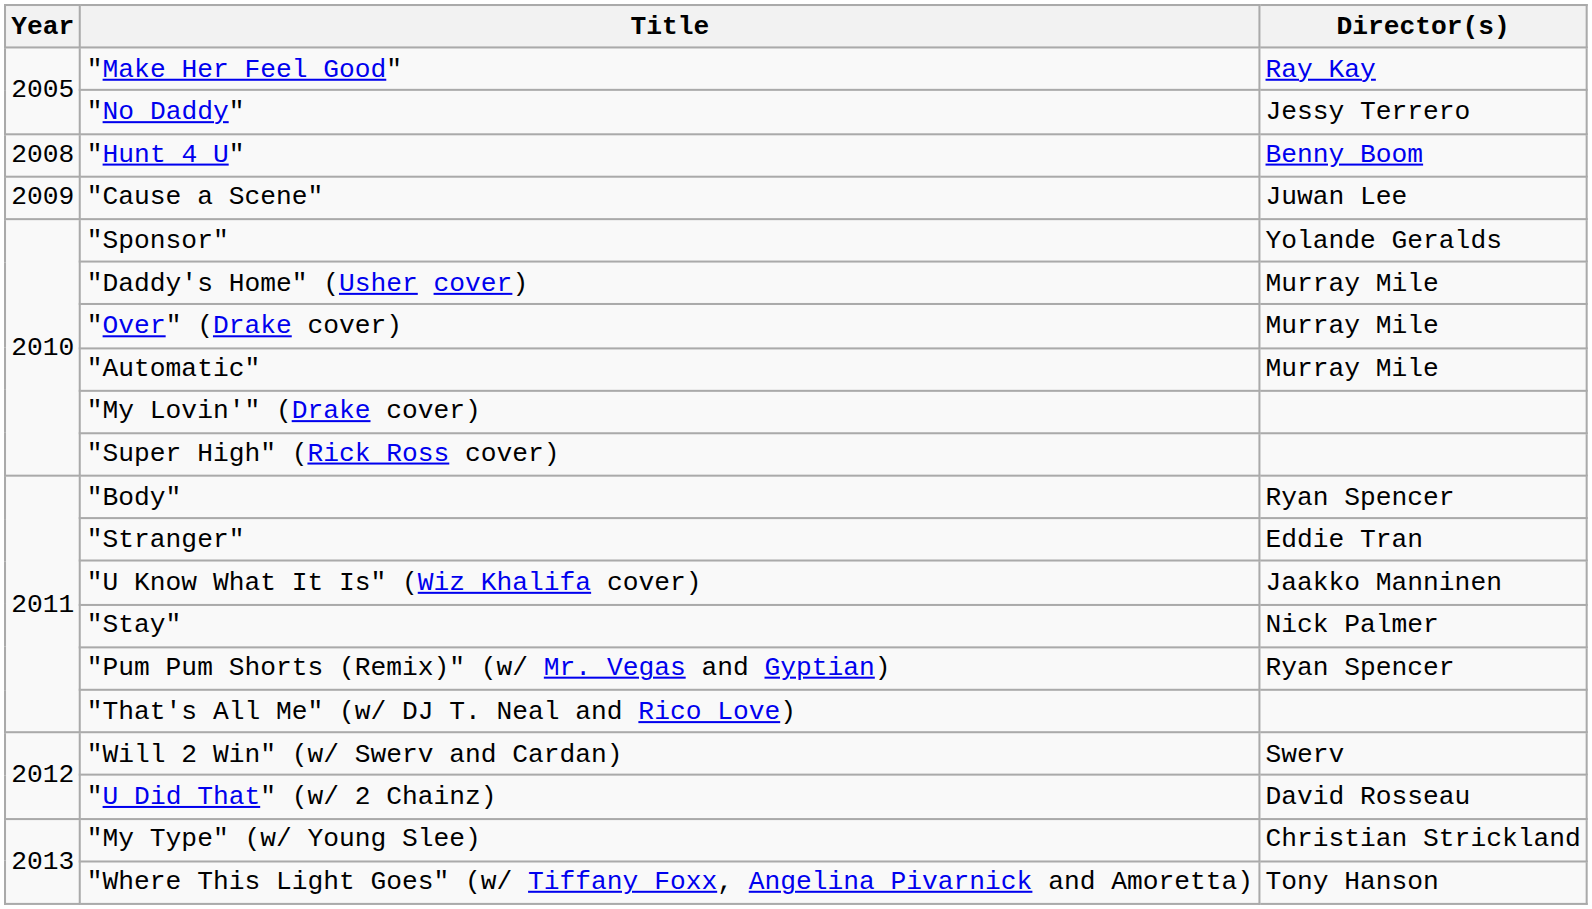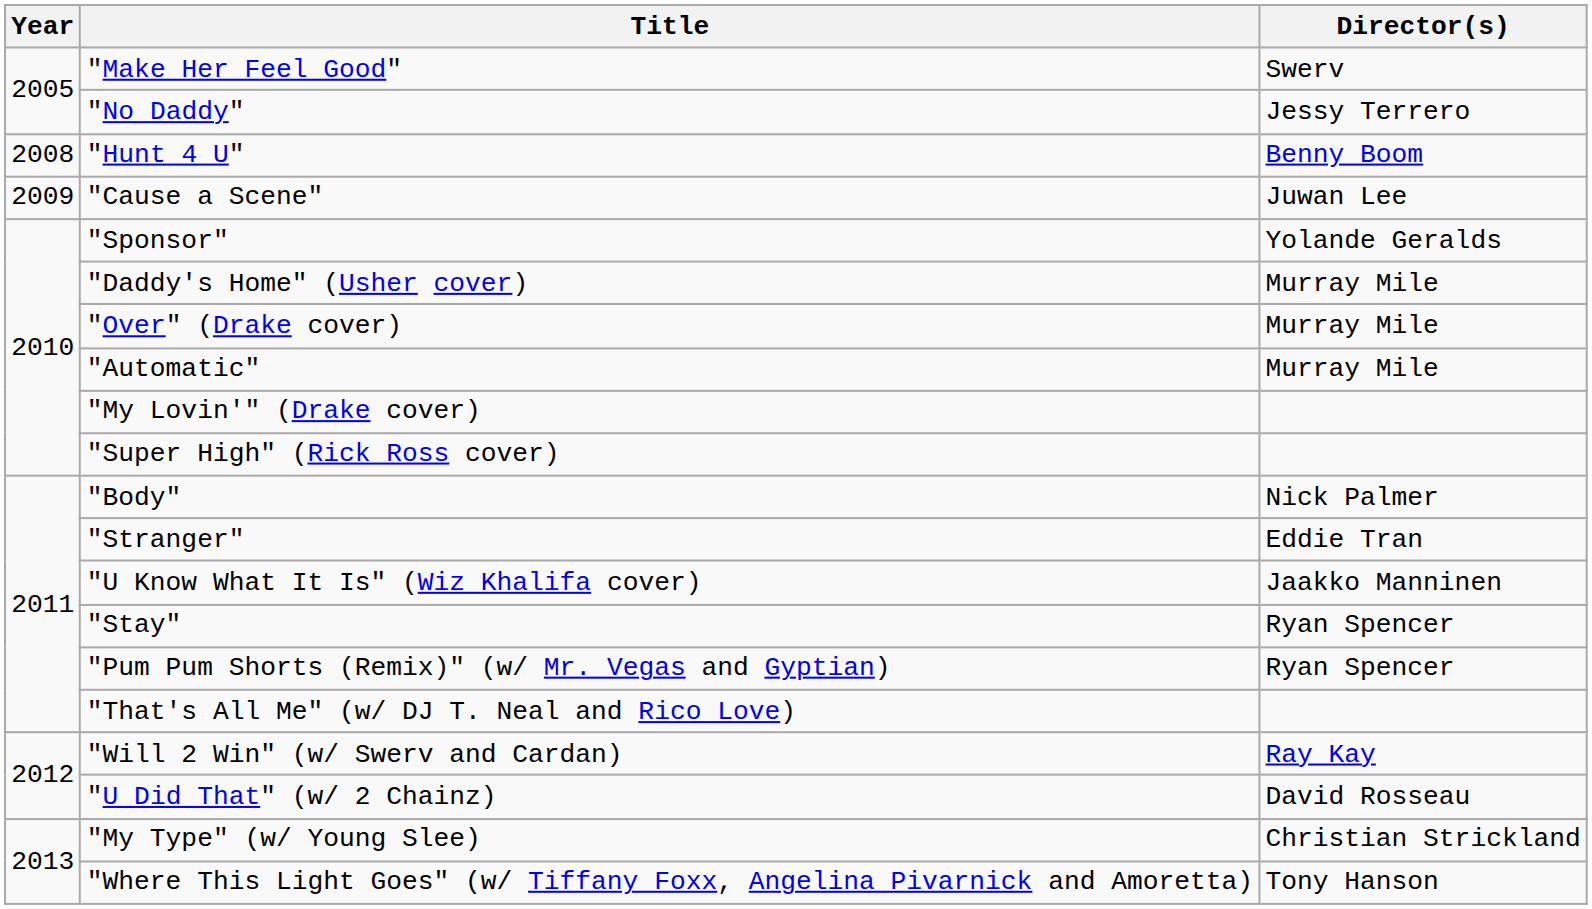(1321, 69) Ray Kay -> (1305, 69) Swerv
(1360, 497) Ryan Spencer -> (1352, 497) Nick Palmer
(1352, 626) Nick Palmer -> (1360, 626) Ryan Spencer
(1305, 754) Swerv -> (1321, 754) Ray Kay
